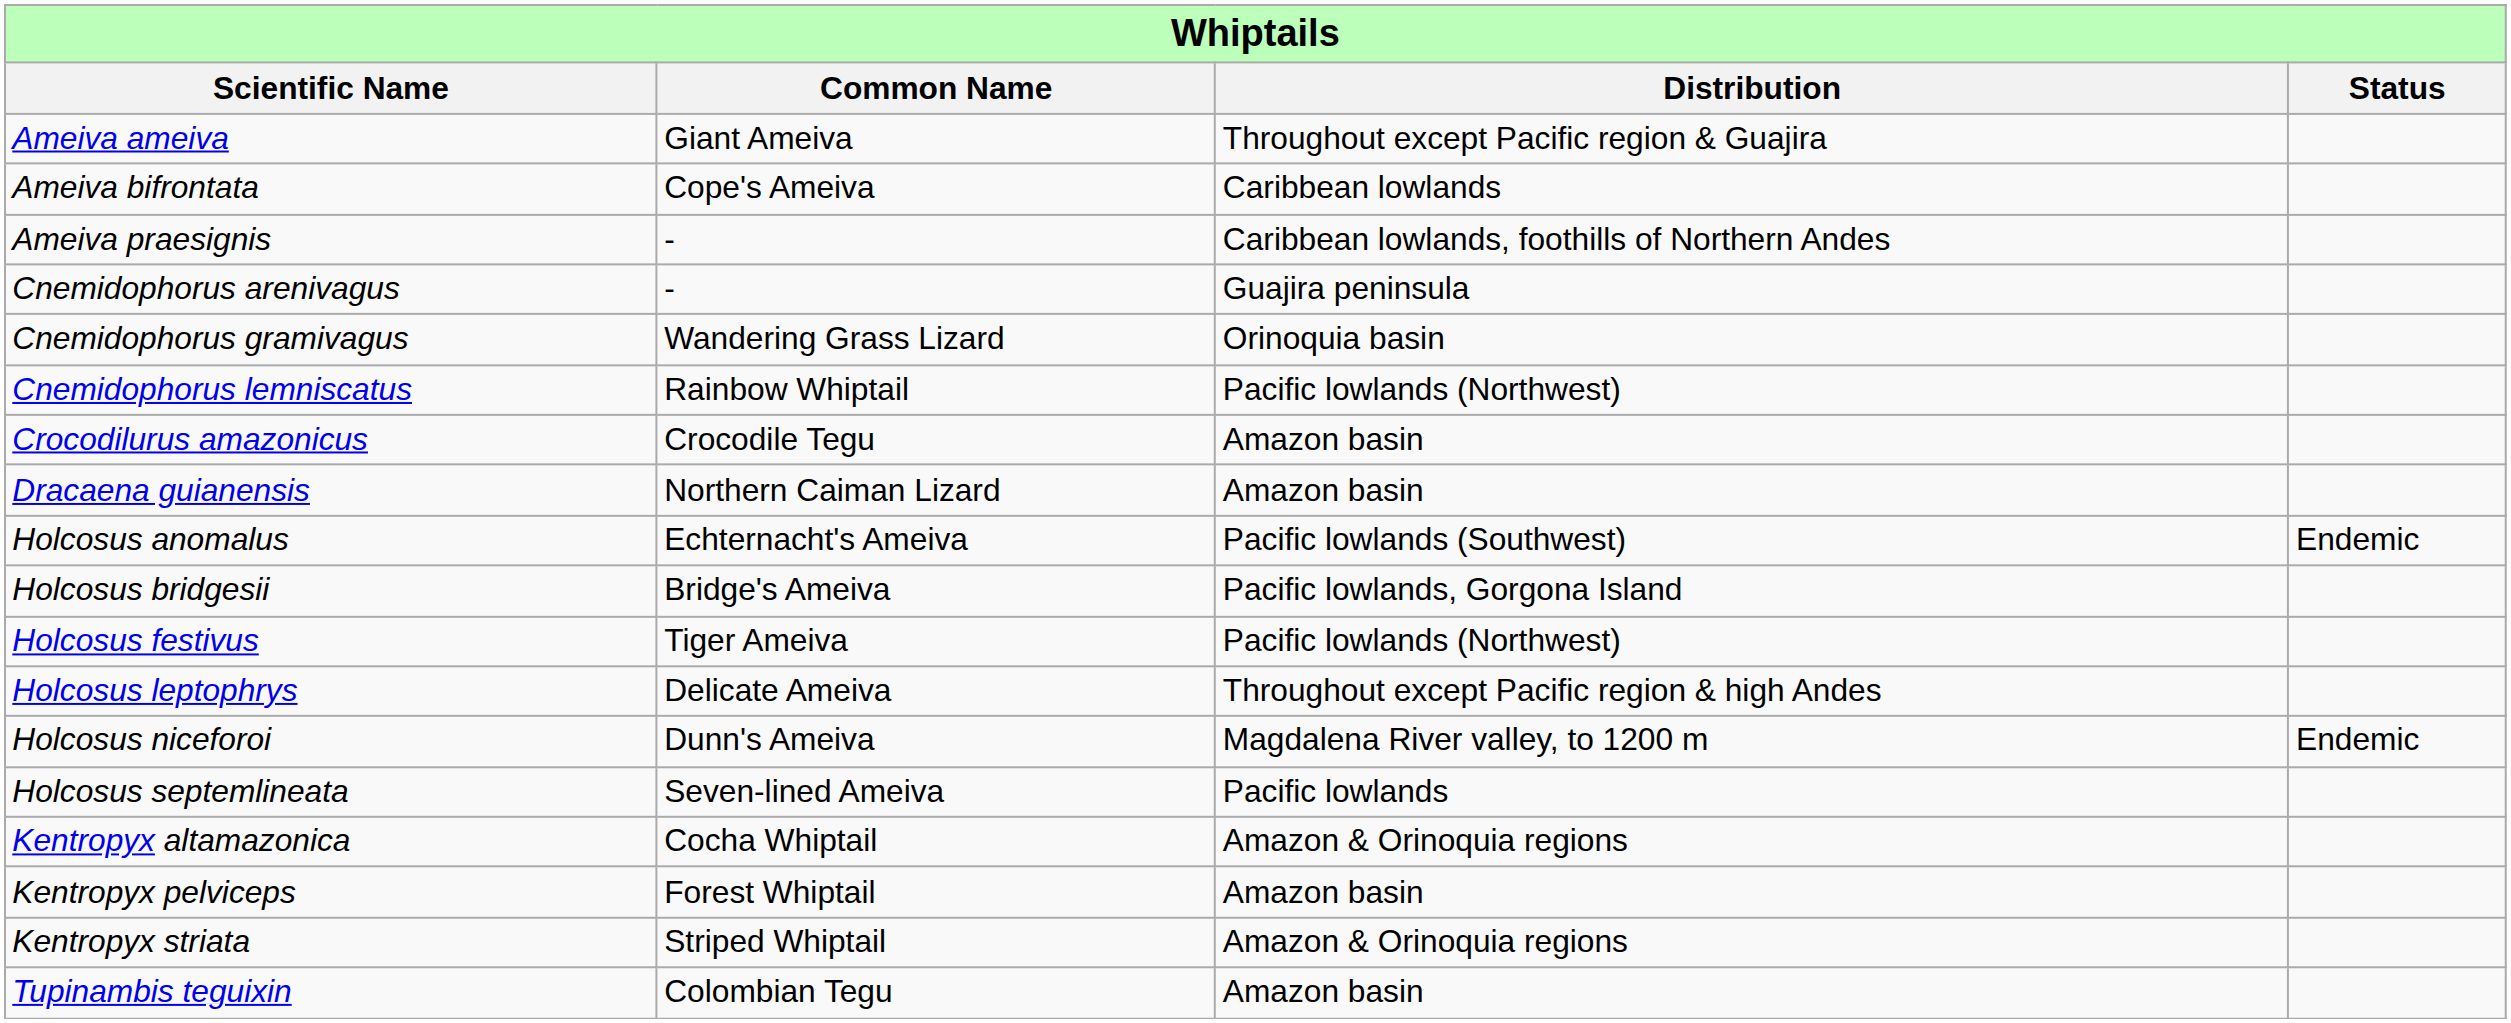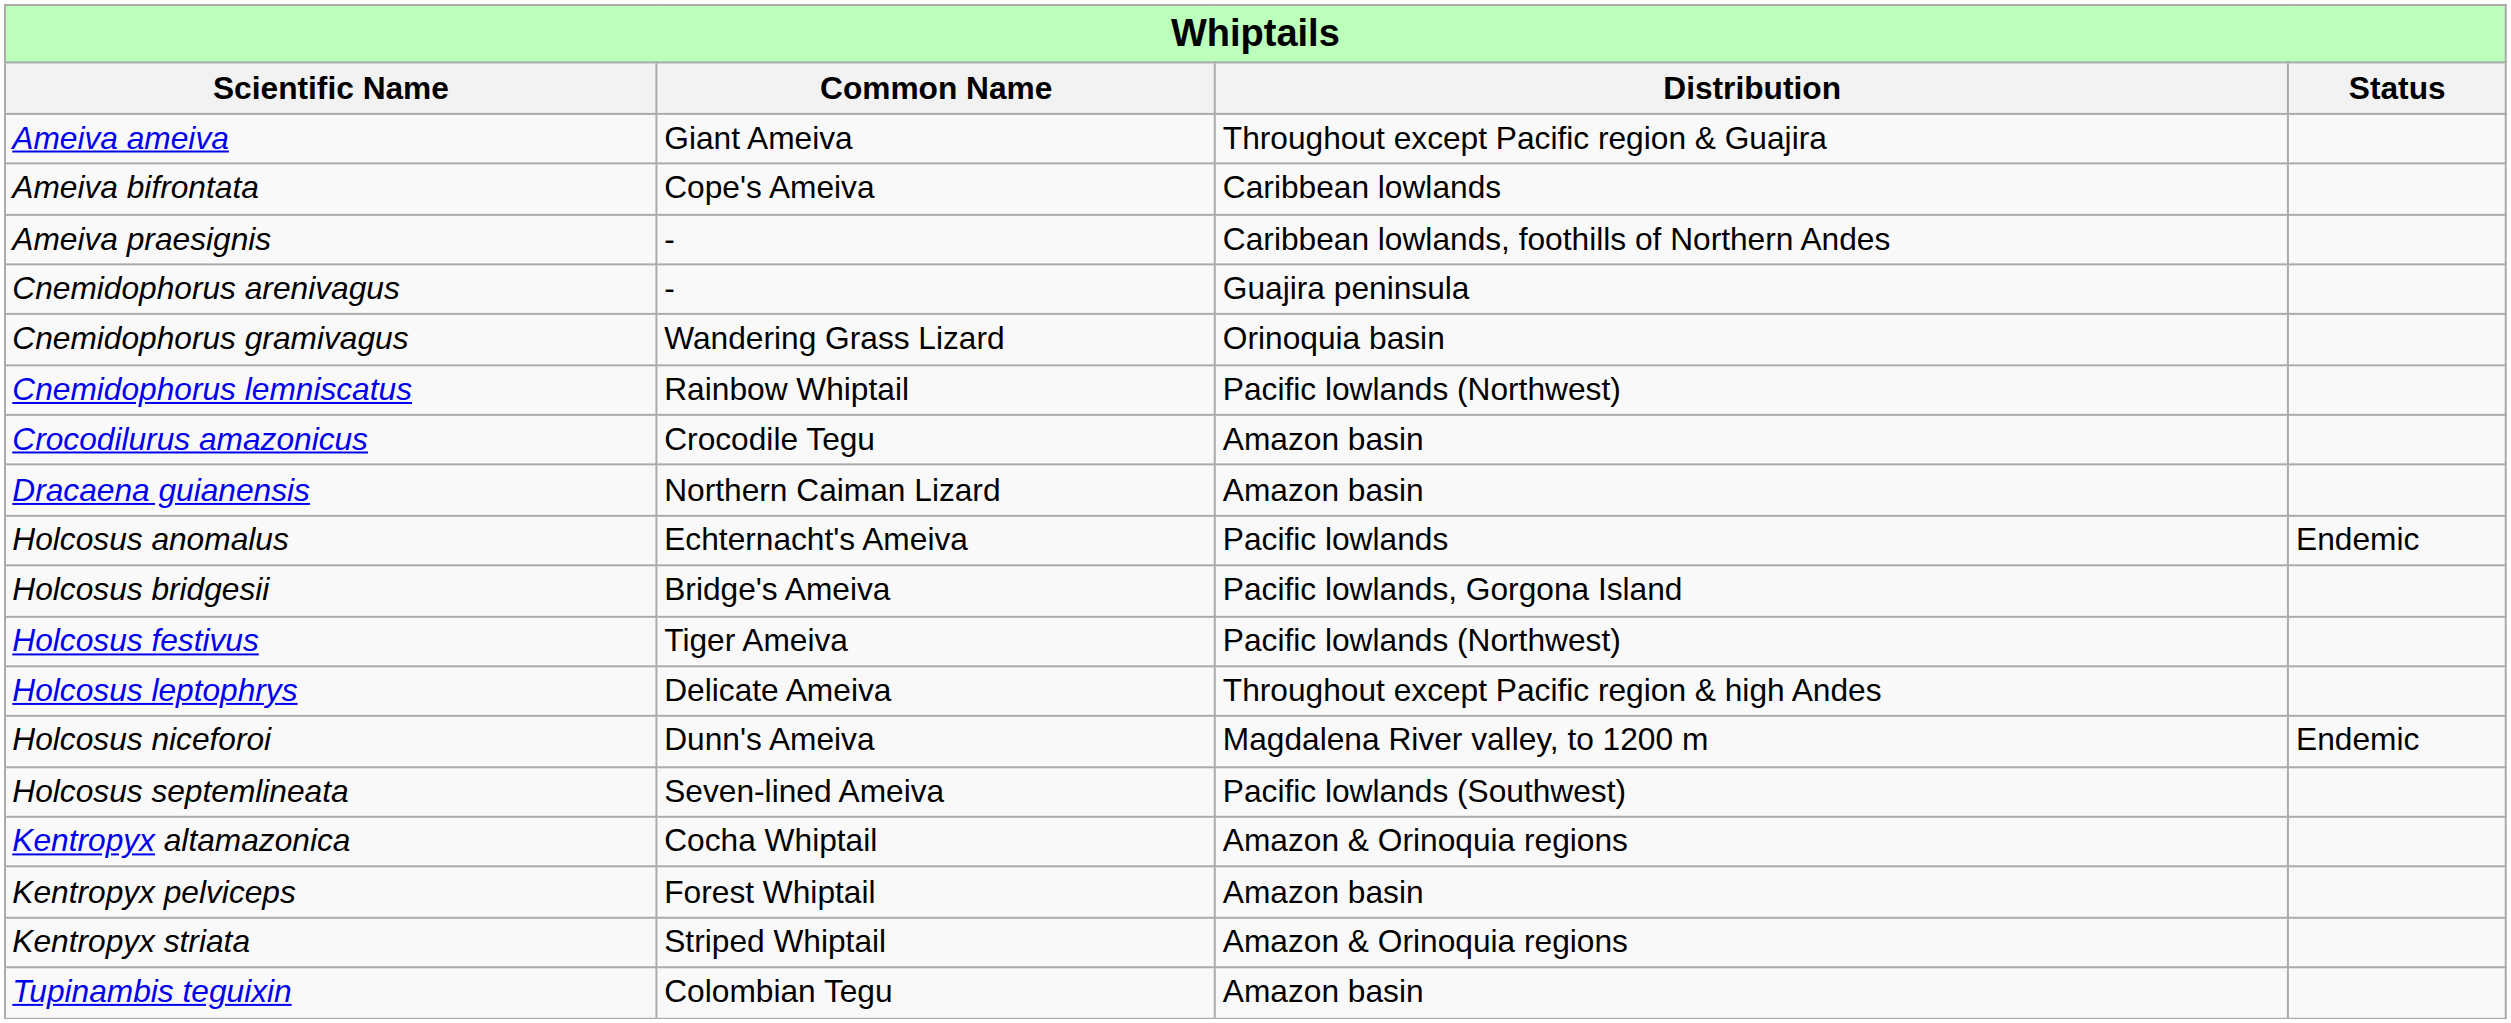(1424, 539) Pacific lowlands (Southwest) -> (1336, 539) Pacific lowlands
(1336, 791) Pacific lowlands -> (1424, 791) Pacific lowlands (Southwest)
